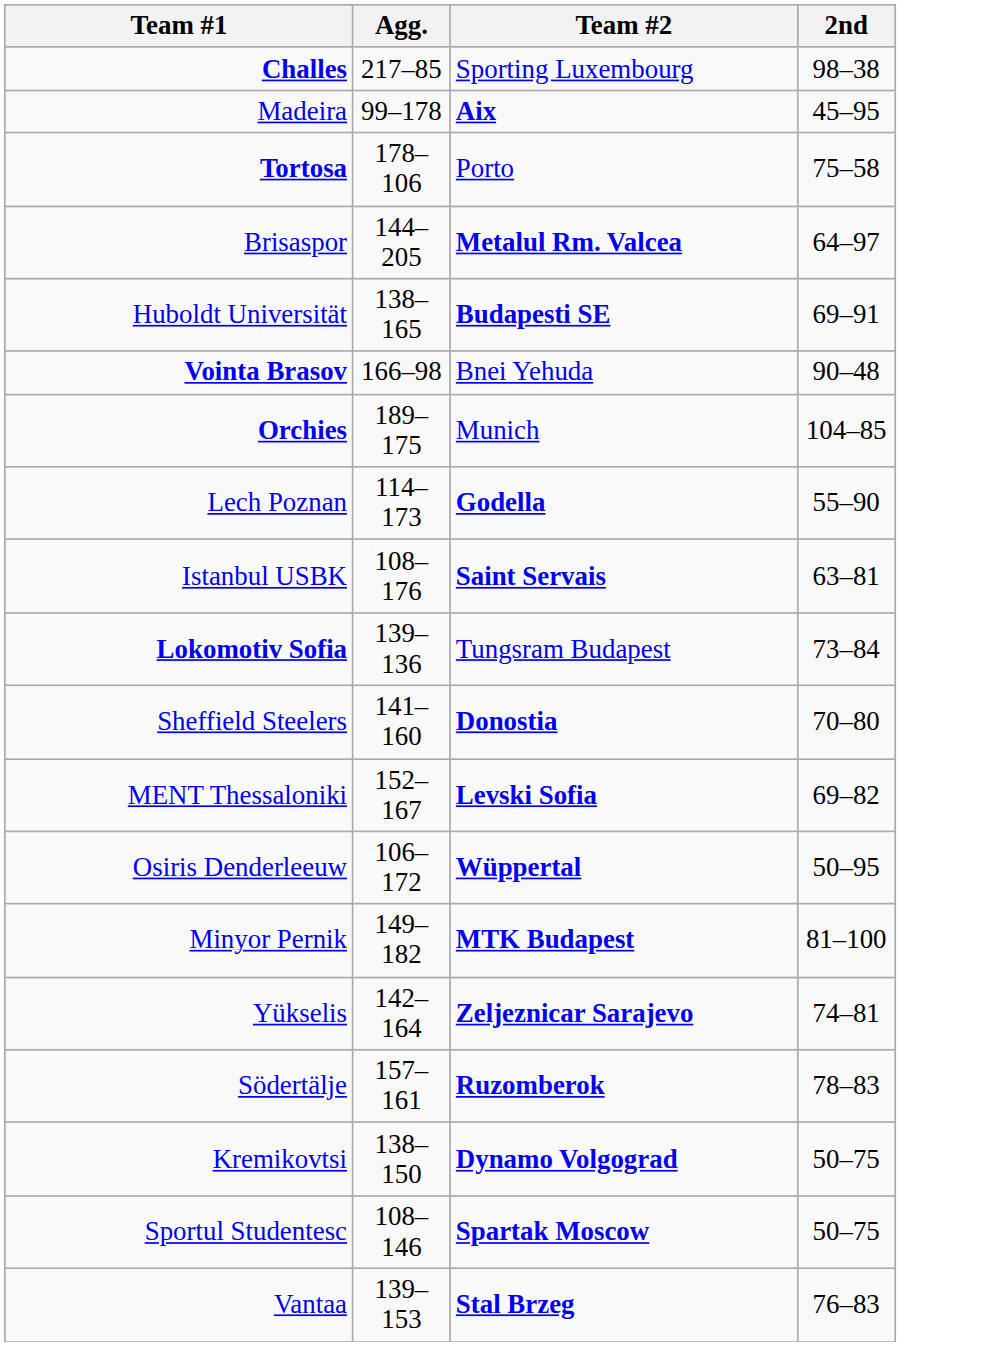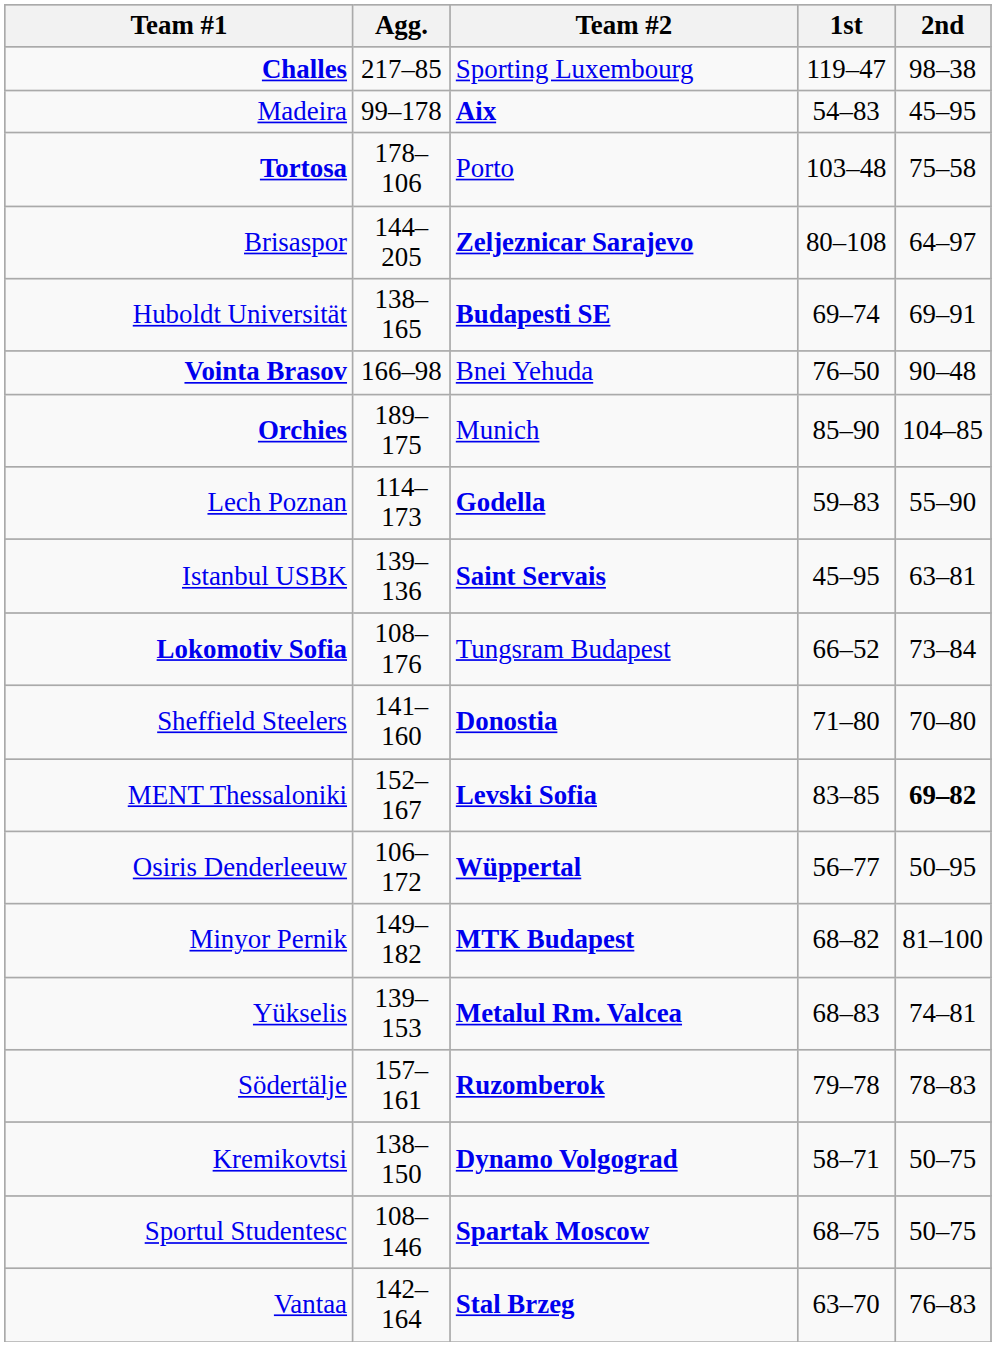+ column: (846, 25)
(569, 241) Metalul Rm. Valcea -> (575, 241) Zeljeznicar Sarajevo
(401, 575) 108–176 -> (401, 575) 139–136
(401, 648) 139–136 -> (401, 648) 108–176
(846, 794) normal -> (943, 794) bold
(401, 1013) 142–164 -> (401, 1013) 139–153
(575, 1013) Zeljeznicar Sarajevo -> (569, 1013) Metalul Rm. Valcea
(401, 1304) 139–153 -> (401, 1304) 142–164
